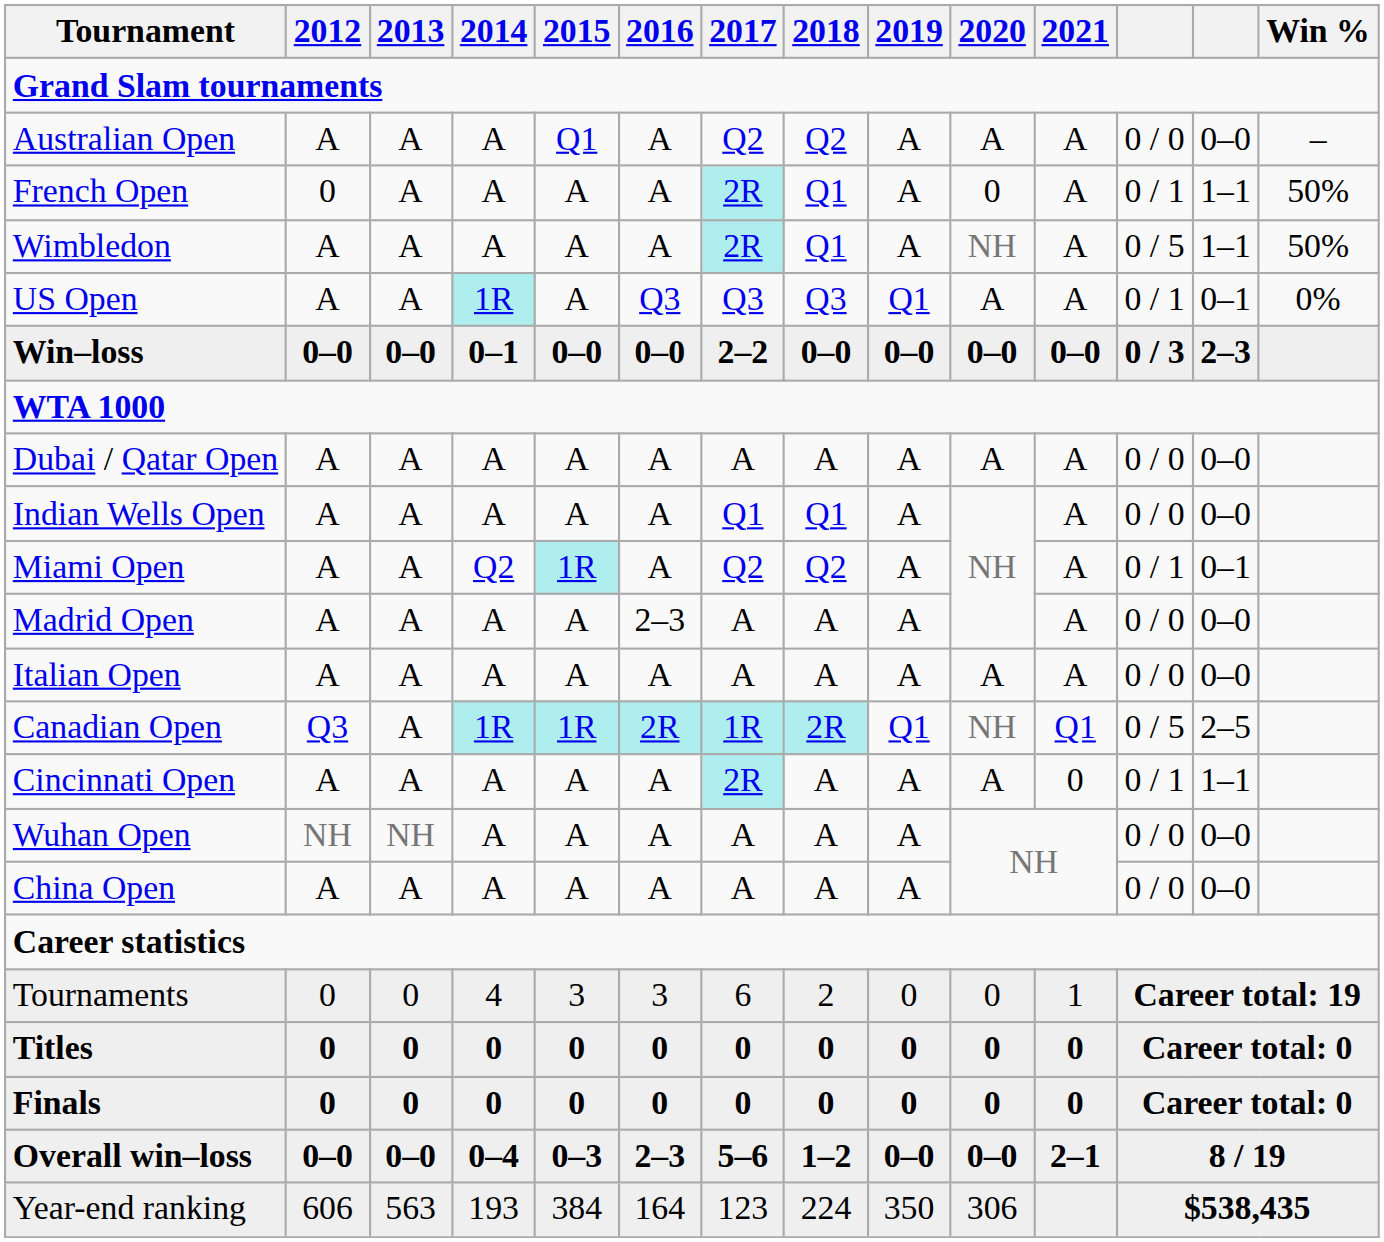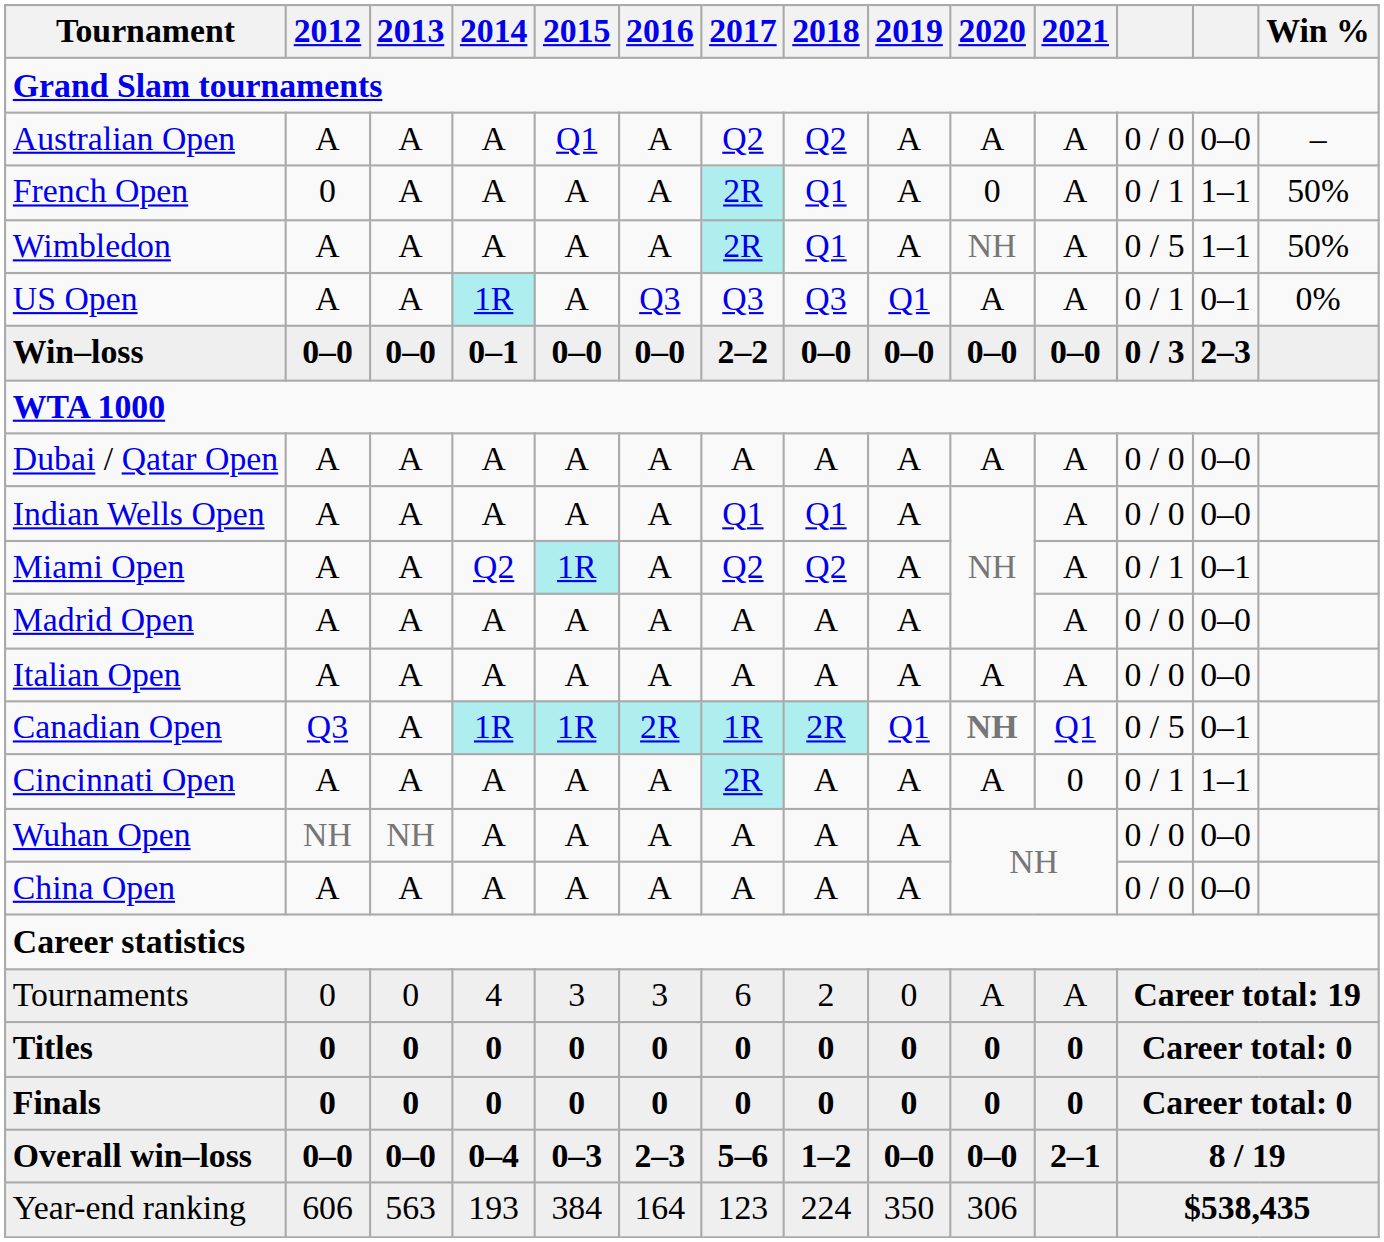(660, 620) 2–3 -> (660, 620) A
(992, 727) normal -> (992, 727) bold
(1225, 727) 2–5 -> (1225, 727) 0–1
(992, 995) 0 -> (992, 995) A
(1075, 995) 1 -> (1075, 995) A
